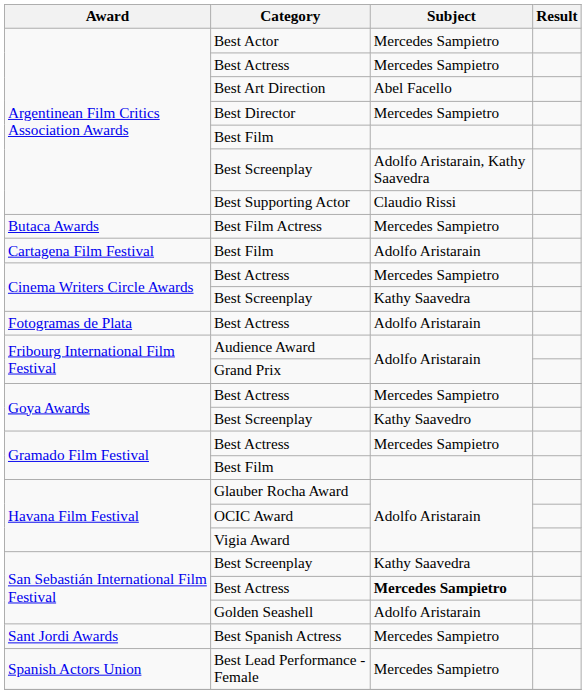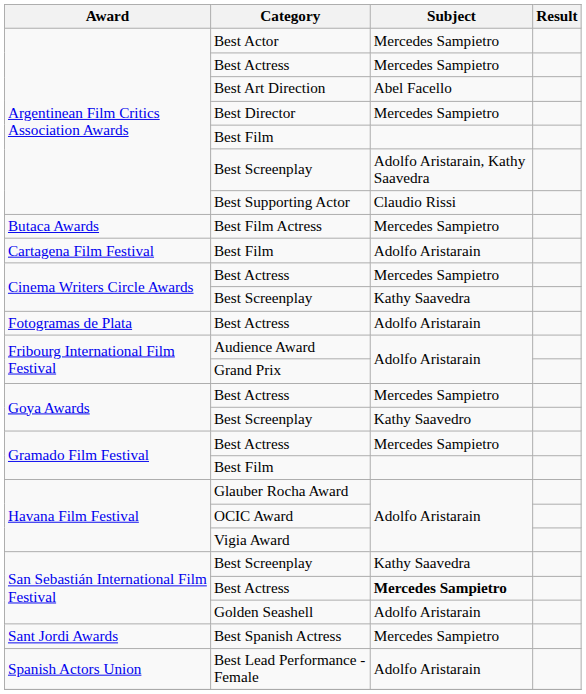(436, 668) Mercedes Sampietro -> (427, 668) Adolfo Aristarain
